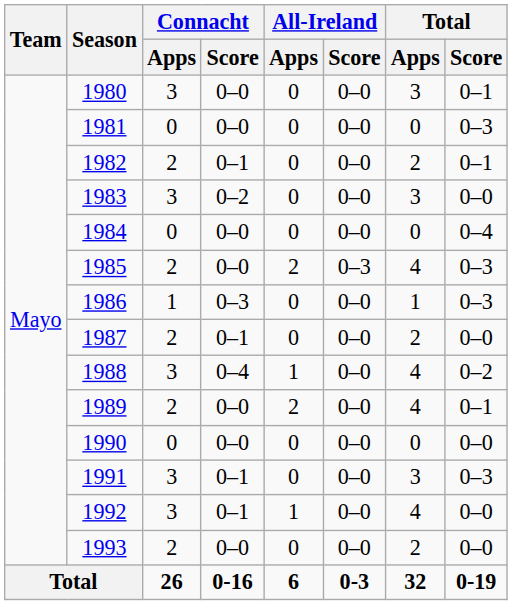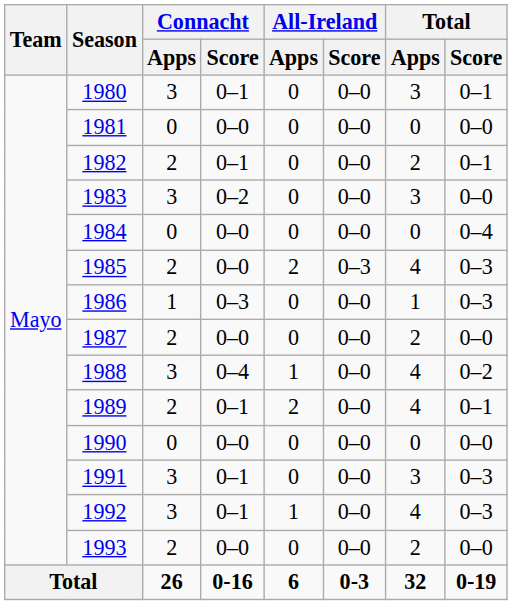(233, 92) 0–0 -> (233, 92) 0–1
(476, 127) 0–3 -> (476, 127) 0–0
(233, 337) 0–1 -> (233, 337) 0–0
(233, 407) 0–0 -> (233, 407) 0–1
(476, 512) 0–0 -> (476, 512) 0–3
